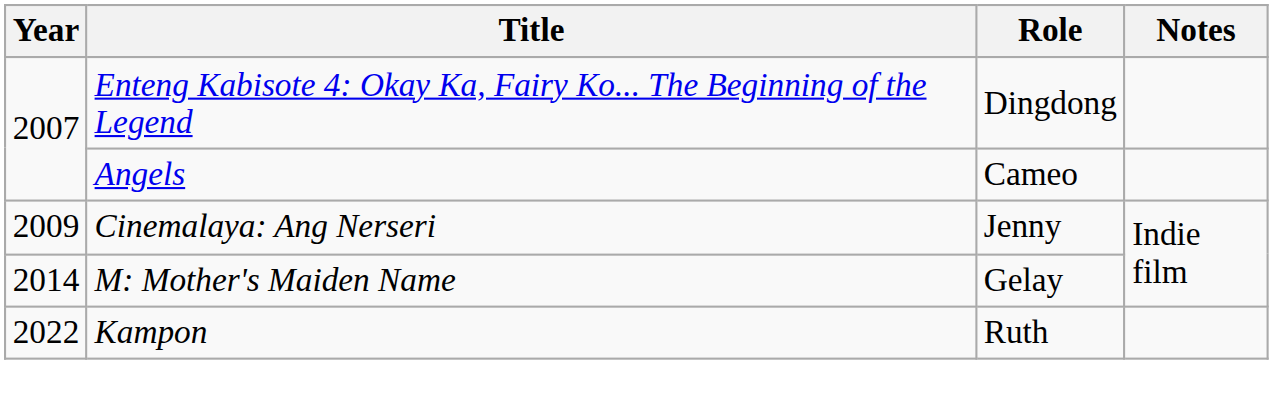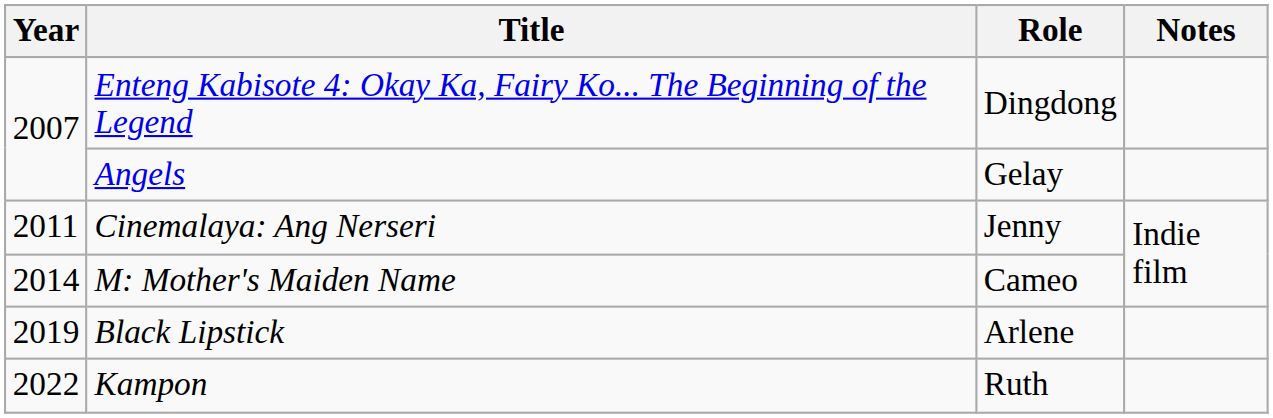(1031, 173) Cameo -> (1023, 173) Gelay
(46, 226) 2009 -> (45, 226) 2011
(1023, 279) Gelay -> (1031, 279) Cameo
+ row: (189, 332)
